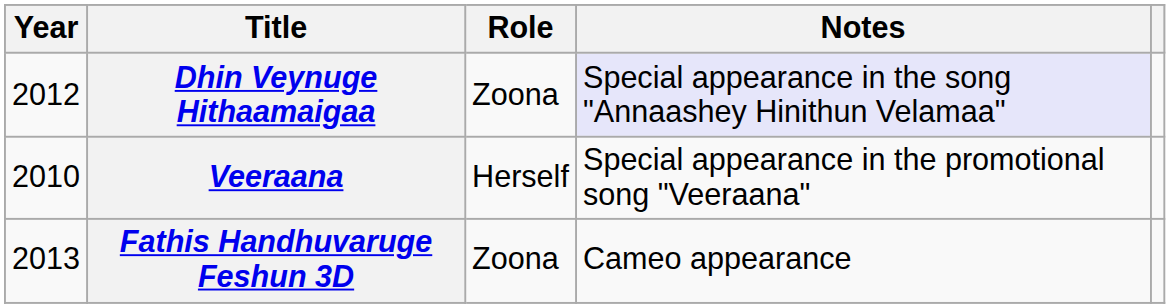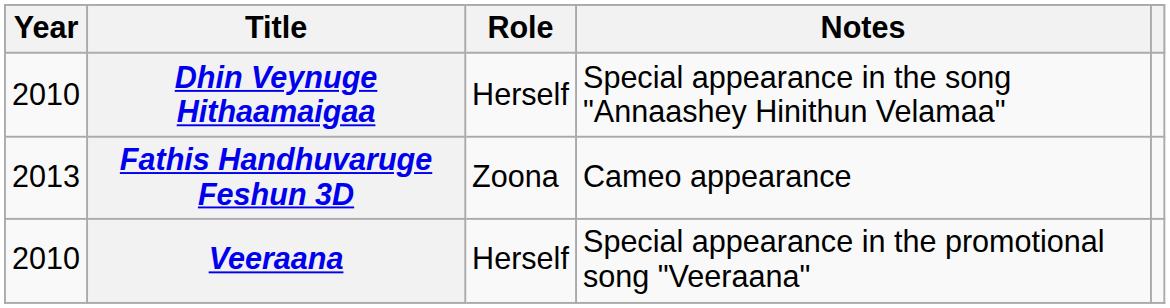(46, 94) 2012 -> (46, 94) 2010
(515, 94) Zoona -> (521, 94) Herself
(797, 94) lavender background -> (797, 94) no background
rows swapped: (276, 177) <-> (276, 260)
